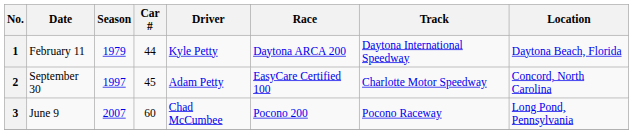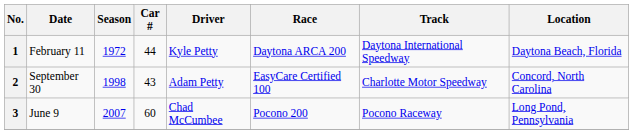(114, 51) 1979 -> (114, 51) 1972
(114, 82) 1997 -> (114, 82) 1998
(150, 82) 45 -> (150, 82) 43
